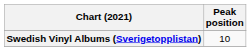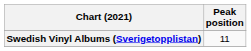(225, 38) 10 -> (225, 38) 11
